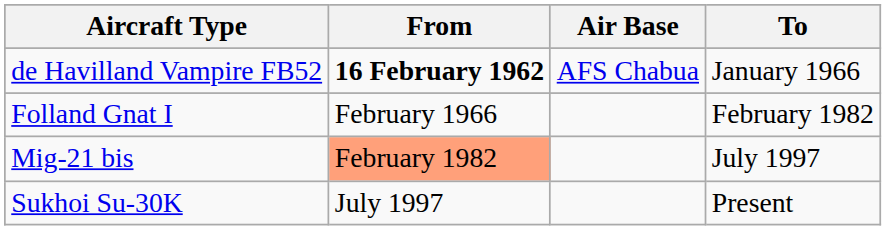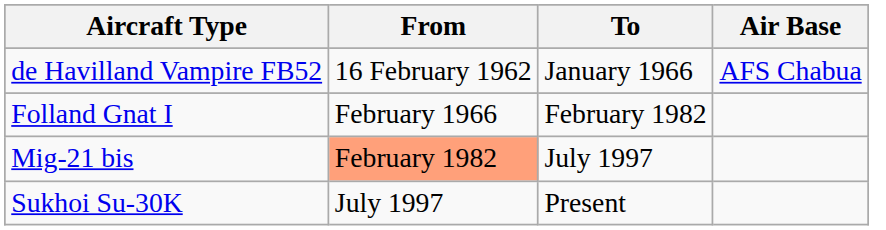columns swapped: (793, 26) <-> (628, 26)
(439, 70) bold -> (433, 70) normal
